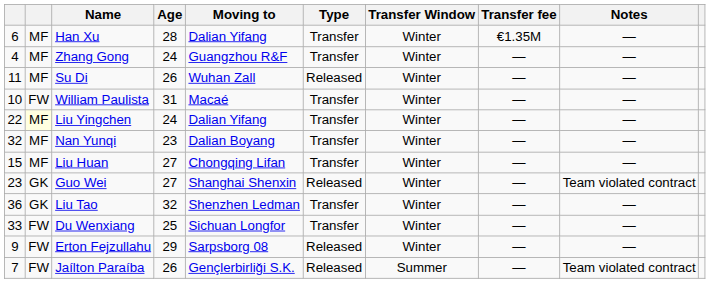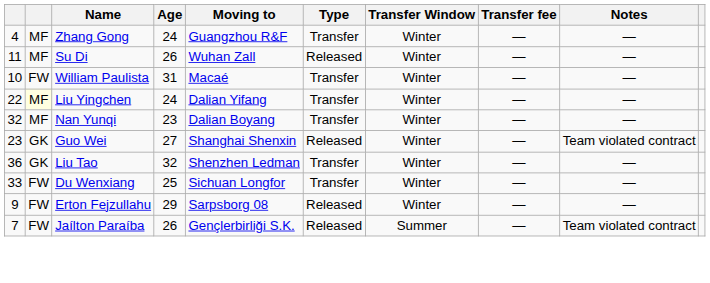- row: (77, 36)
- row: (82, 162)
